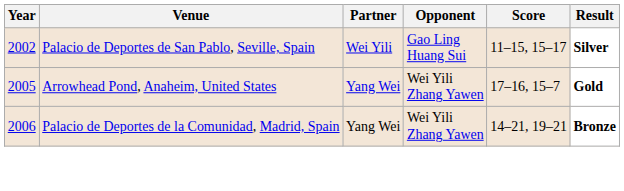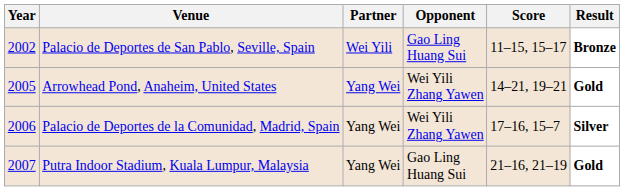(591, 47) Silver -> (595, 47) Bronze
(525, 87) 17–16, 15–7 -> (529, 87) 14–21, 19–21
(529, 126) 14–21, 19–21 -> (525, 126) 17–16, 15–7
(595, 126) Bronze -> (591, 126) Silver
+ row: (176, 166)
